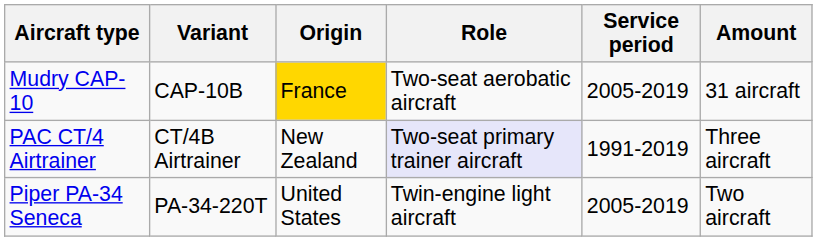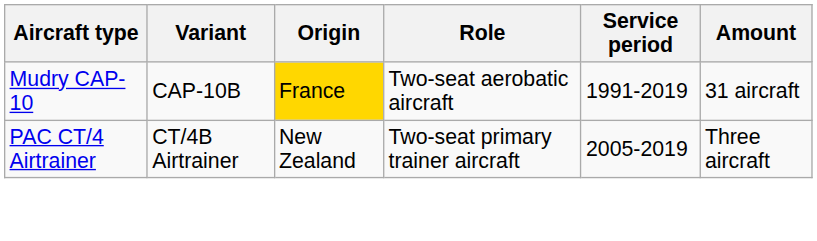(638, 91) 2005-2019 -> (637, 91) 1991-2019
(472, 148) lavender background -> (470, 148) no background
(638, 148) 1991-2019 -> (637, 148) 2005-2019
- row: (66, 206)
